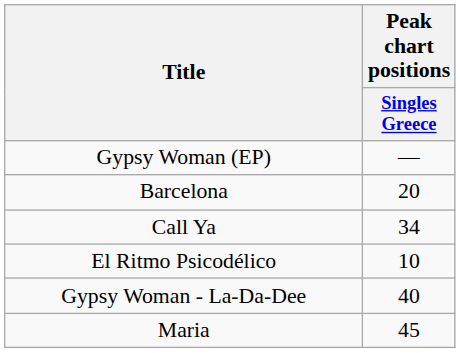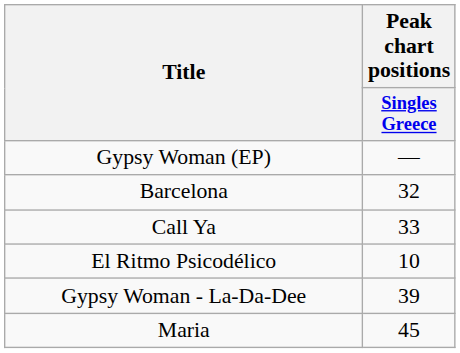(409, 192) 20 -> (409, 192) 32
(409, 226) 34 -> (409, 226) 33
(409, 295) 40 -> (409, 295) 39
